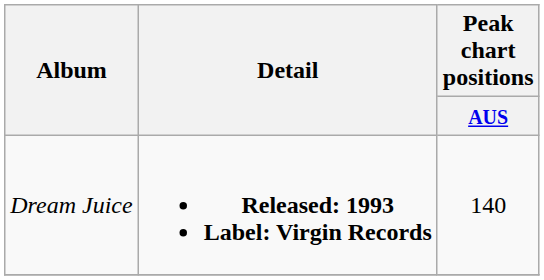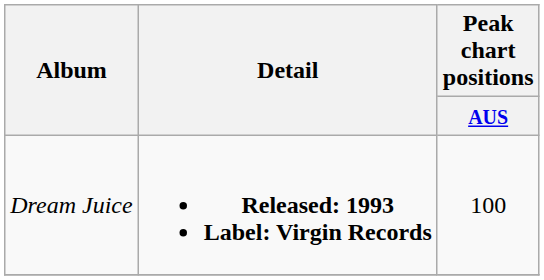(488, 204) 140 -> (488, 204) 100
